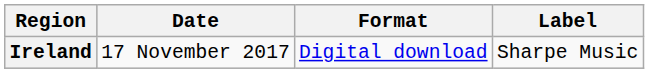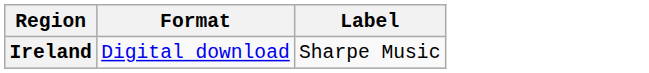- column: (195, 21)
